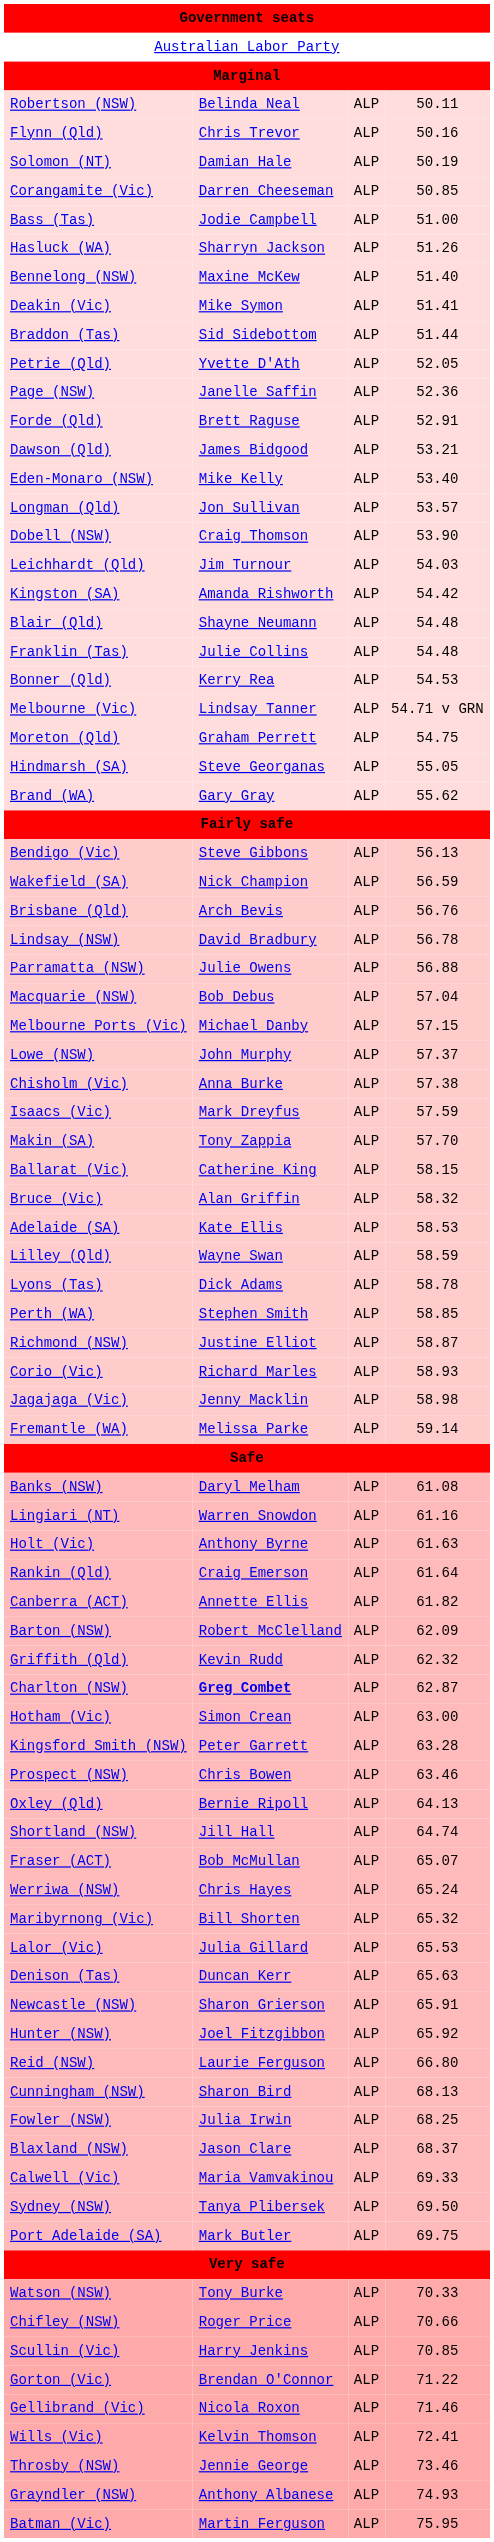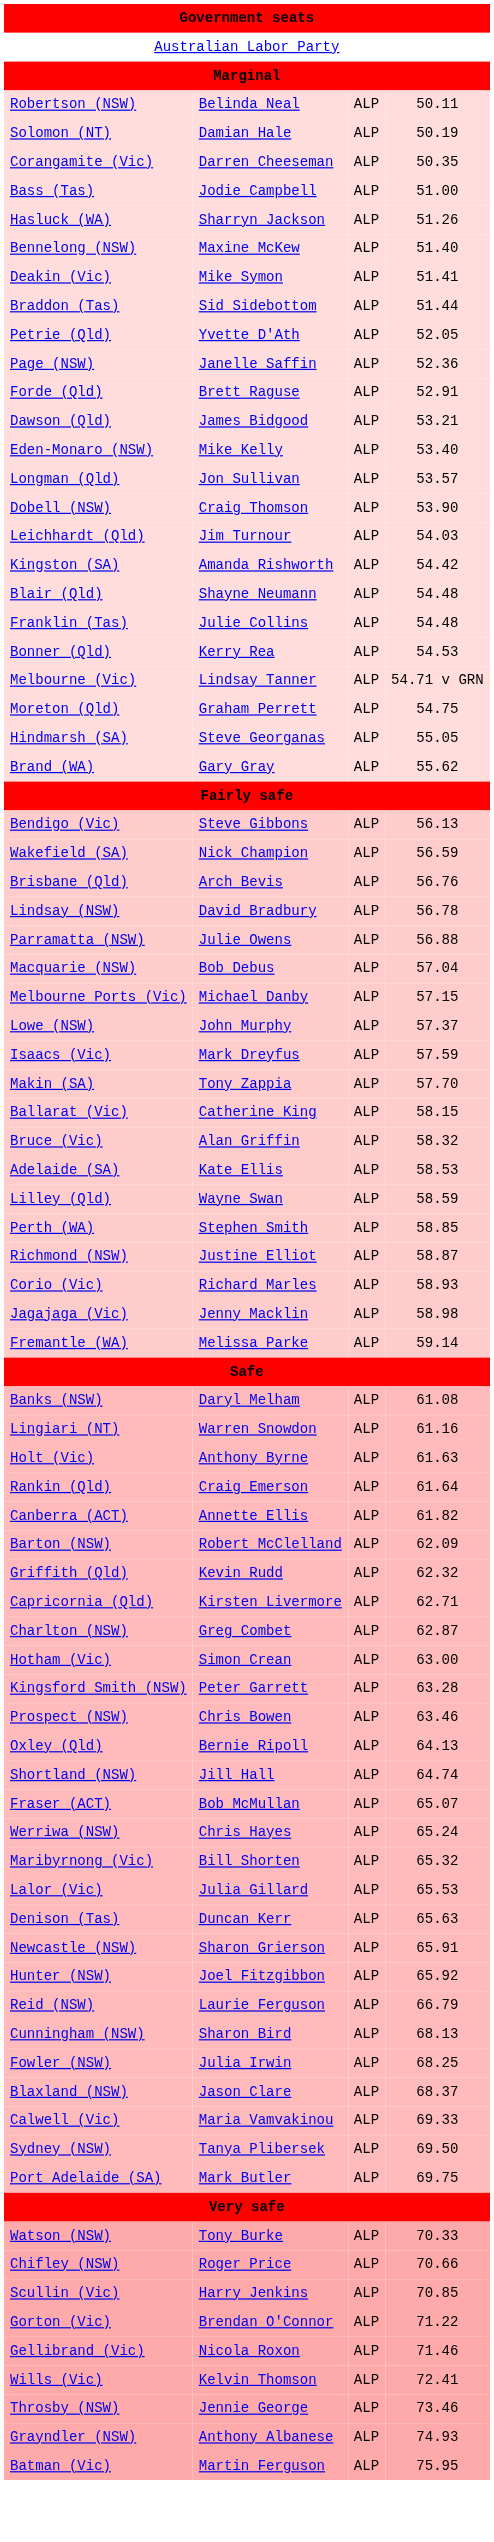- row: (56, 133)
(437, 191) 50.85 -> (437, 162) 50.35
- row: (69, 1084)
- row: (56, 1285)
+ row: (82, 1602)
(245, 1688) bold -> (245, 1631) normal
(437, 2063) 66.80 -> (437, 2005) 66.79
